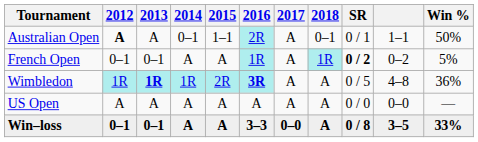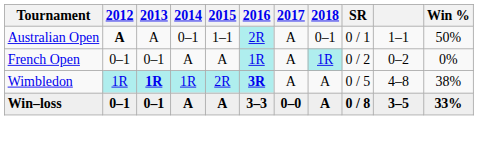(358, 59) bold -> (358, 59) normal
(448, 59) 5% -> (448, 59) 0%
(448, 81) 36% -> (448, 81) 38%
- row: (33, 103)
